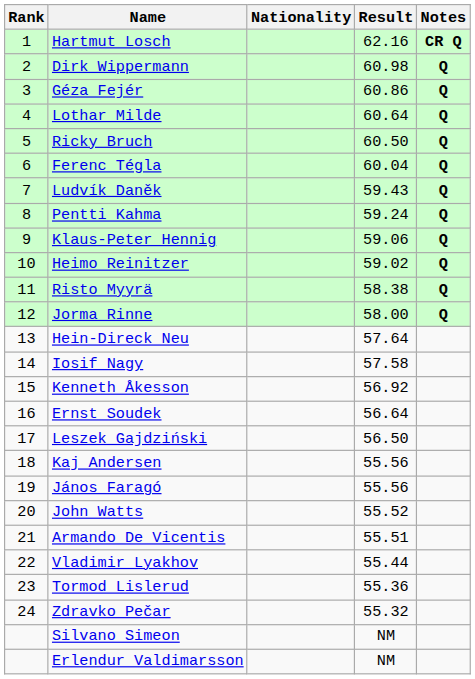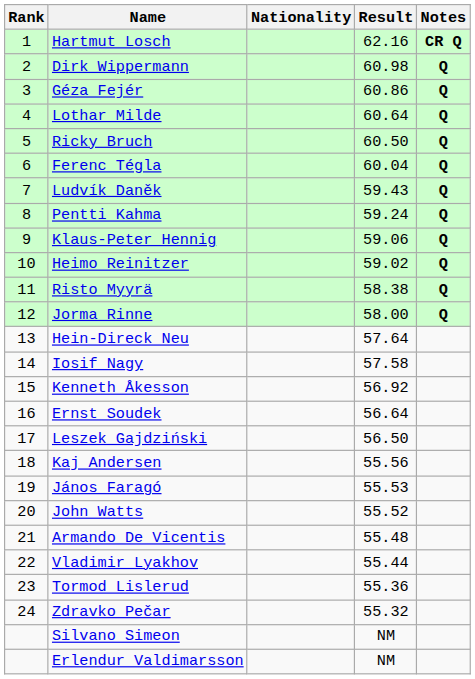(386, 488) 55.56 -> (386, 488) 55.53
(386, 538) 55.51 -> (386, 538) 55.48
